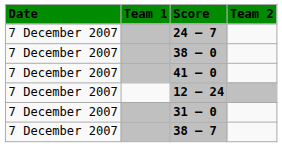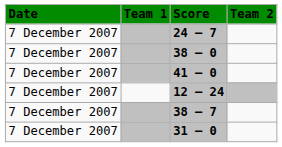rows swapped: (195, 131) <-> (195, 112)
